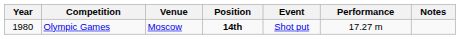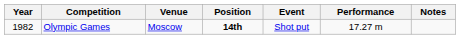(23, 27) 1980 -> (23, 27) 1982
